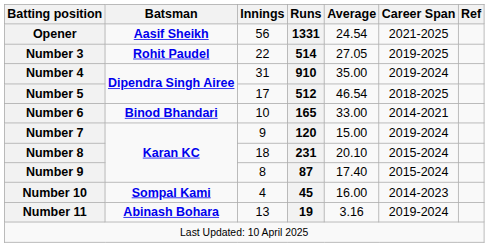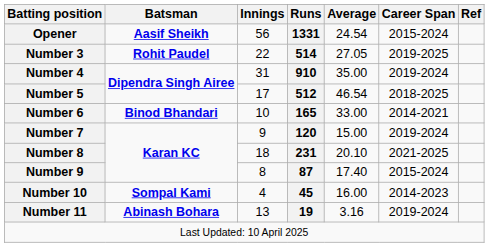(419, 34) 2021-2025 -> (419, 34) 2015-2024
(419, 152) 2015-2024 -> (419, 152) 2021-2025
